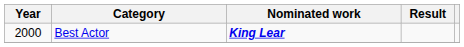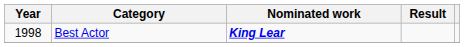(28, 33) 2000 -> (28, 33) 1998
